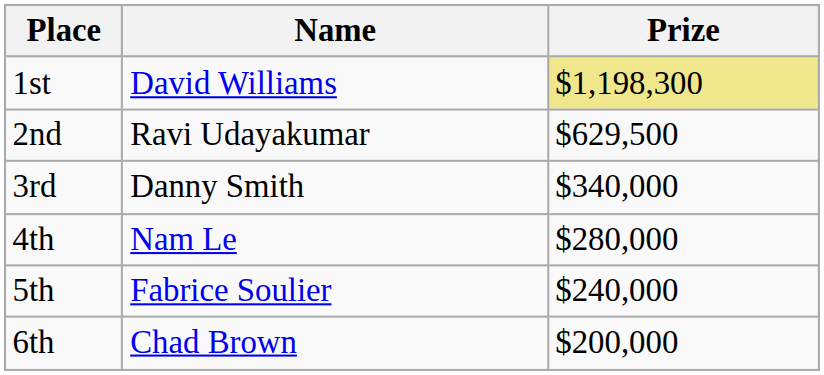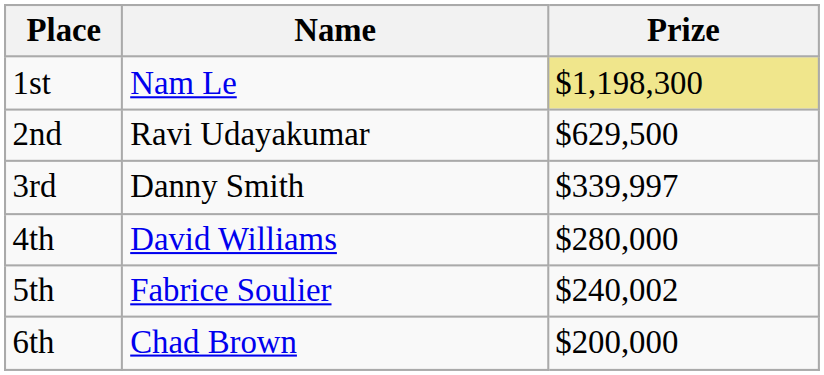(234, 82) David Williams -> (183, 82) Nam Le
(617, 186) $340,000 -> (617, 186) $339,997
(183, 238) Nam Le -> (234, 238) David Williams
(617, 290) $240,000 -> (617, 290) $240,002
